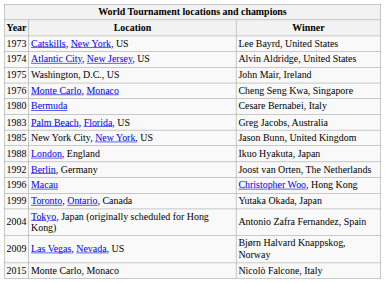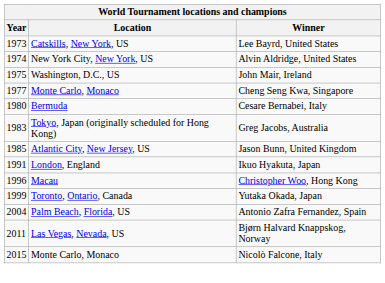(90, 59) Atlantic City, New Jersey, US -> (92, 59) New York City, New York, US
(17, 91) 1976 -> (17, 91) 1977
(80, 122) Palm Beach, Florida, US -> (120, 128) Tokyo, Japan (originally scheduled for Hong Kong)
(92, 138) New York City, New York, US -> (90, 149) Atlantic City, New Jersey, US
(17, 153) 1988 -> (17, 165) 1991
- row: (305, 169)
(120, 222) Tokyo, Japan (originally scheduled for Hong Kong) -> (80, 212) Palm Beach, Florida, US
(17, 249) 2009 -> (16, 233) 2011
